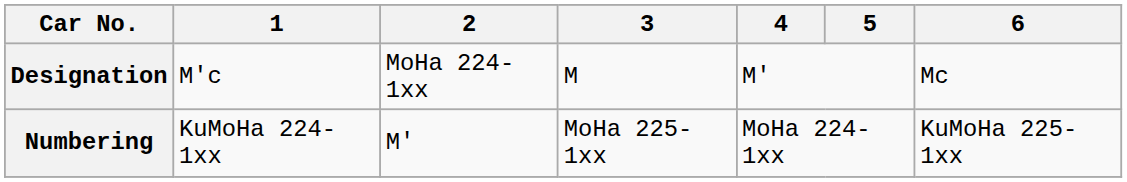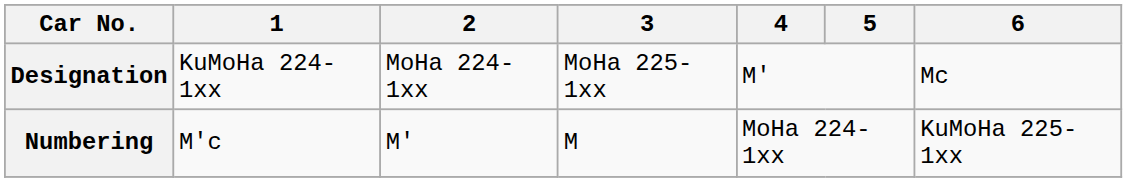(200, 77) M'c -> (257, 77) KuMoHa 224-1xx
(571, 77) M -> (628, 77) MoHa 225-1xx
(257, 143) KuMoHa 224-1xx -> (200, 143) M'c
(628, 143) MoHa 225-1xx -> (571, 143) M
